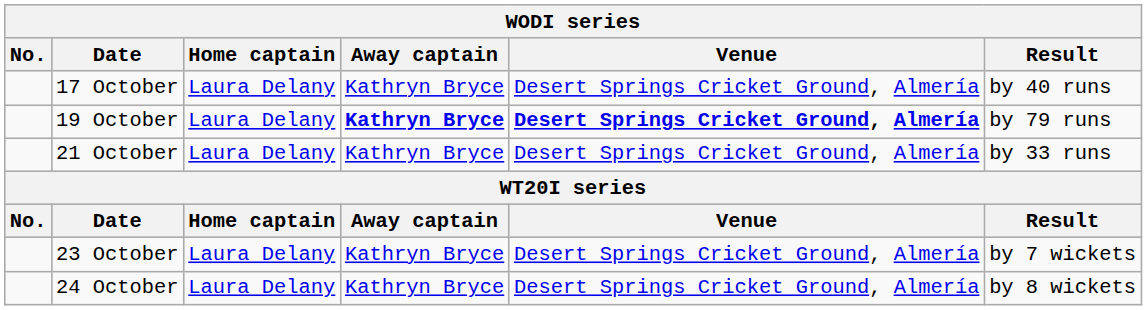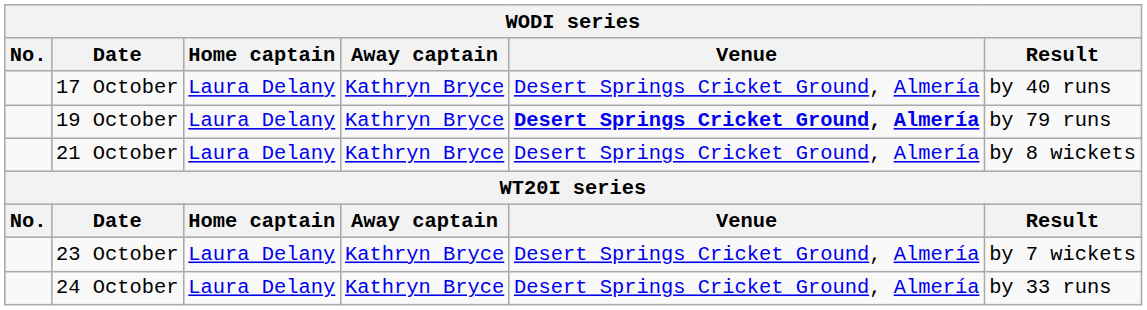(425, 121) bold -> (425, 121) normal
(1050, 154) by 33 runs -> (1063, 154) by 8 wickets
(1063, 288) by 8 wickets -> (1050, 288) by 33 runs
